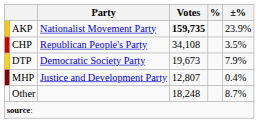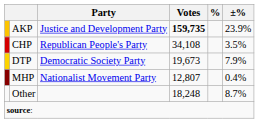(98, 28) Nationalist Movement Party -> (104, 28) Justice and Development Party
(104, 77) Justice and Development Party -> (98, 77) Nationalist Movement Party
